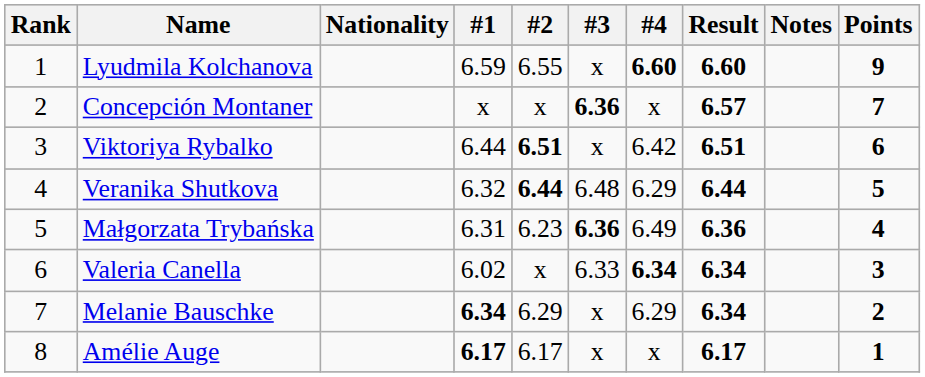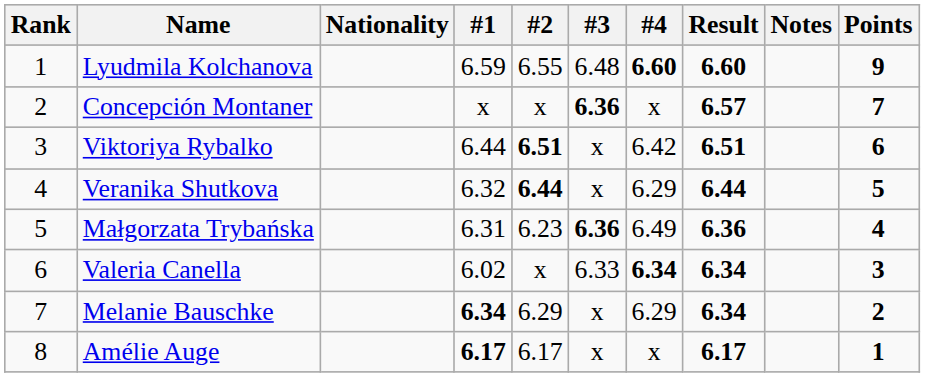(597, 65) x -> (597, 65) 6.48
(597, 188) 6.48 -> (597, 188) x
